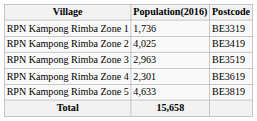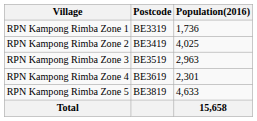columns swapped: (170, 12) <-> (231, 12)
